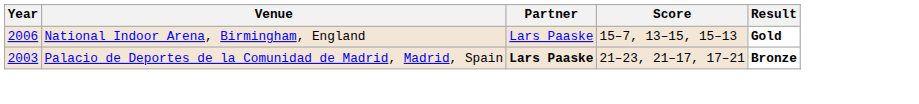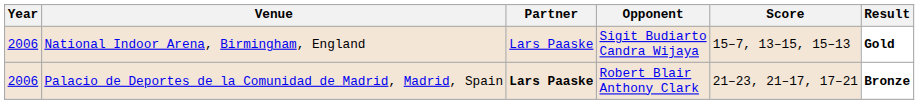+ column: (653, 15)
(23, 58) 2003 -> (23, 81) 2006
